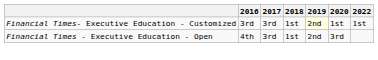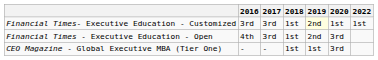+ row: (114, 49)
